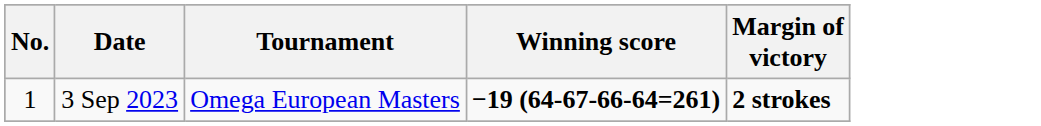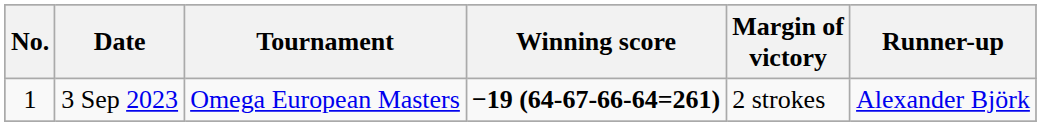+ column: (943, 41)
(781, 99) bold -> (779, 99) normal
